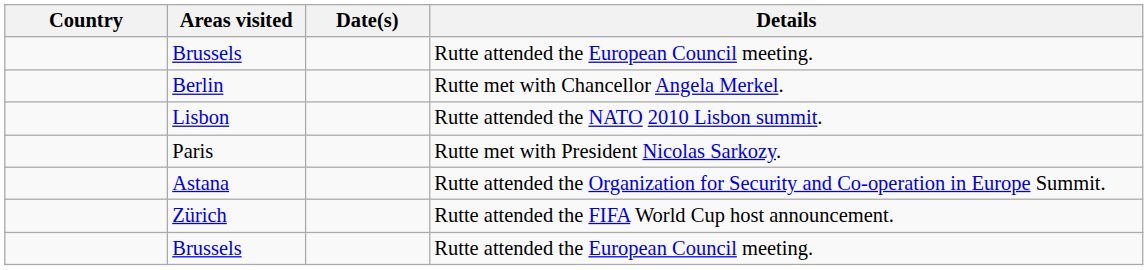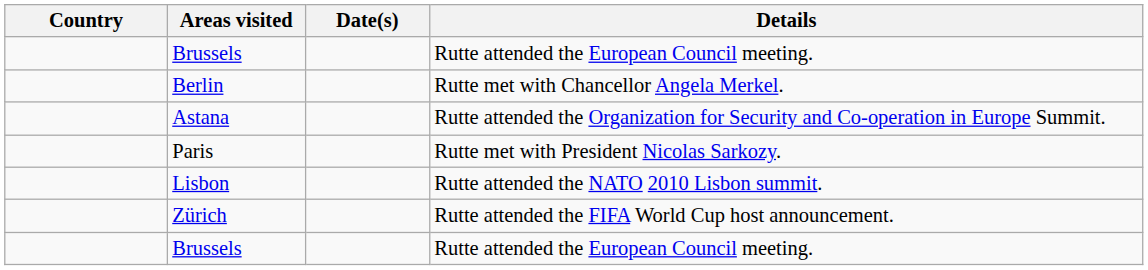rows swapped: (201, 118) <-> (201, 183)
